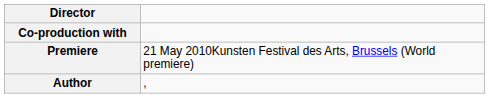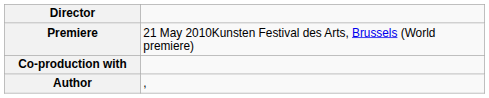rows swapped: (73, 51) <-> (73, 32)
